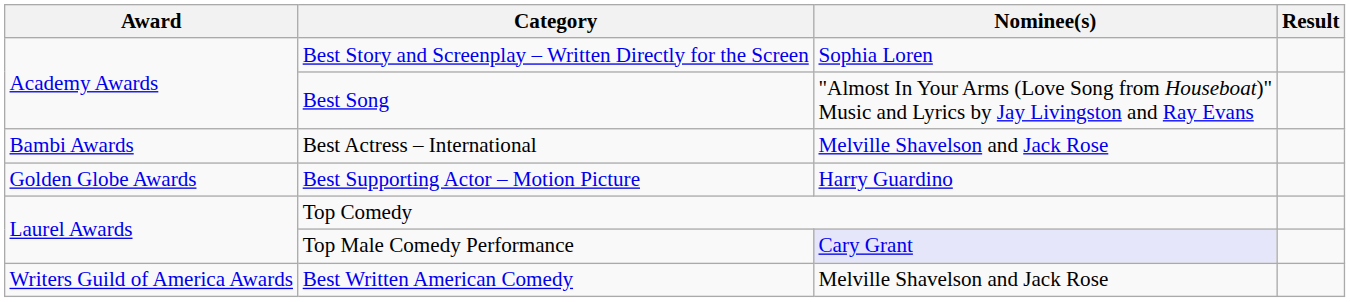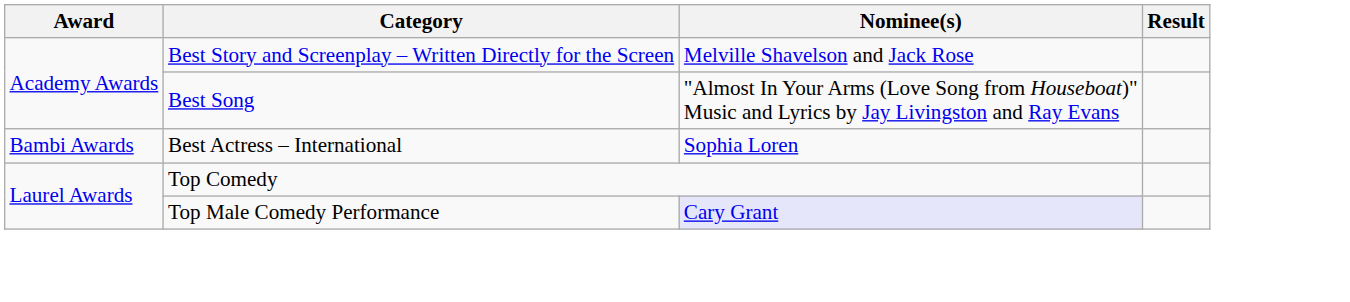(876, 54) Sophia Loren -> (829, 54) Melville Shavelson and Jack Rose
(963, 145) Melville Shavelson and Jack Rose -> (741, 145) Sophia Loren
- row: (471, 178)
- row: (438, 279)
